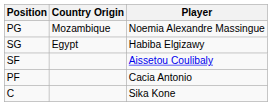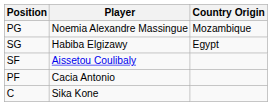columns swapped: (197, 12) <-> (88, 12)
